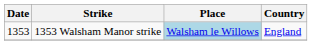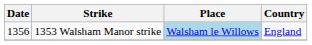(18, 31) 1353 -> (18, 31) 1356
